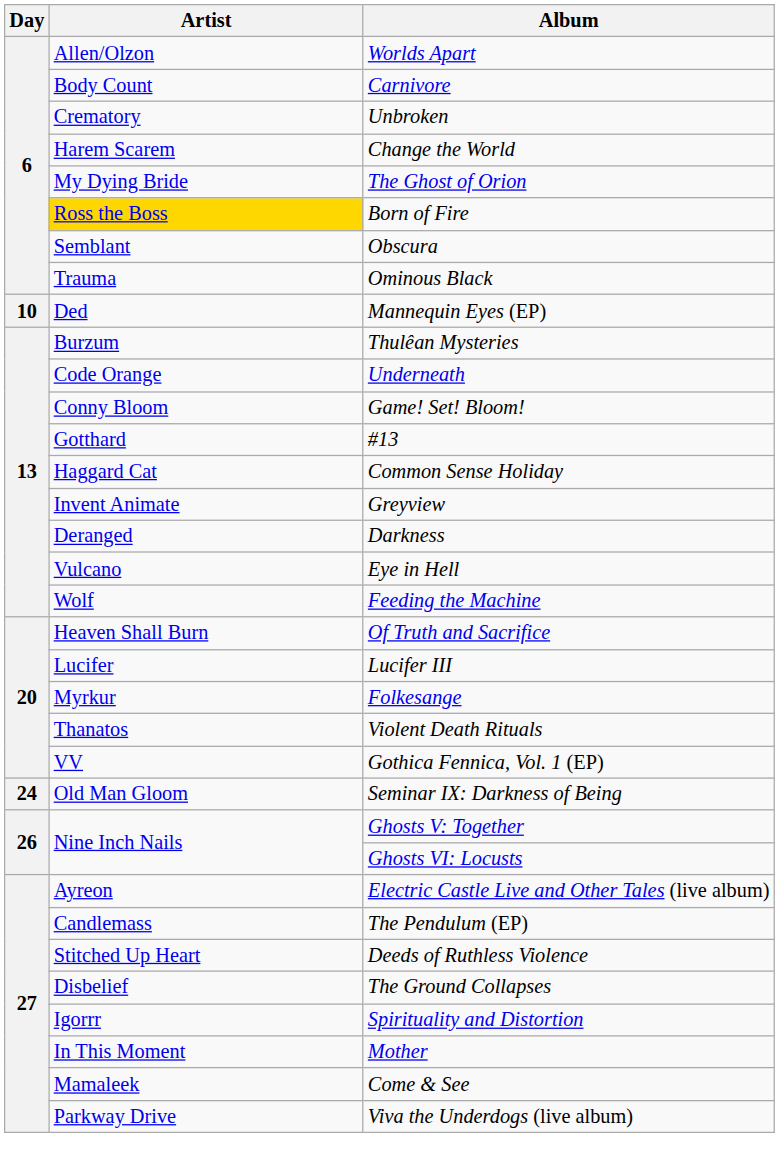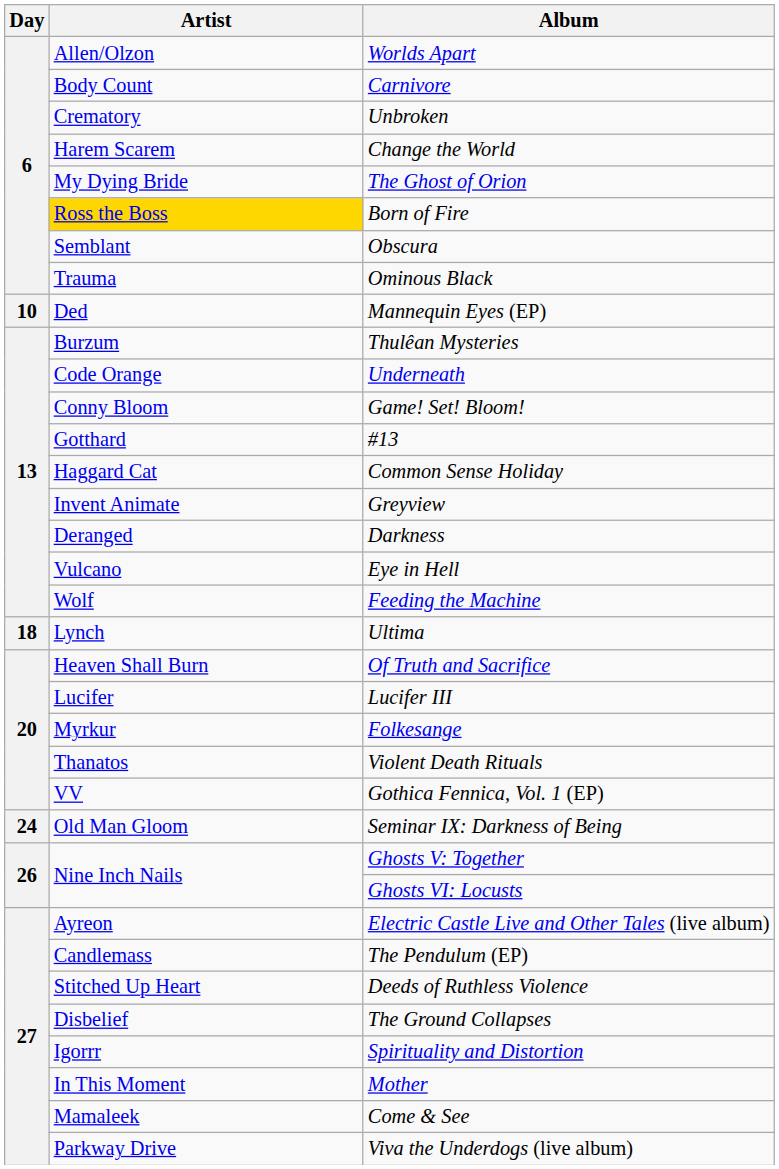+ row: (396, 632)
